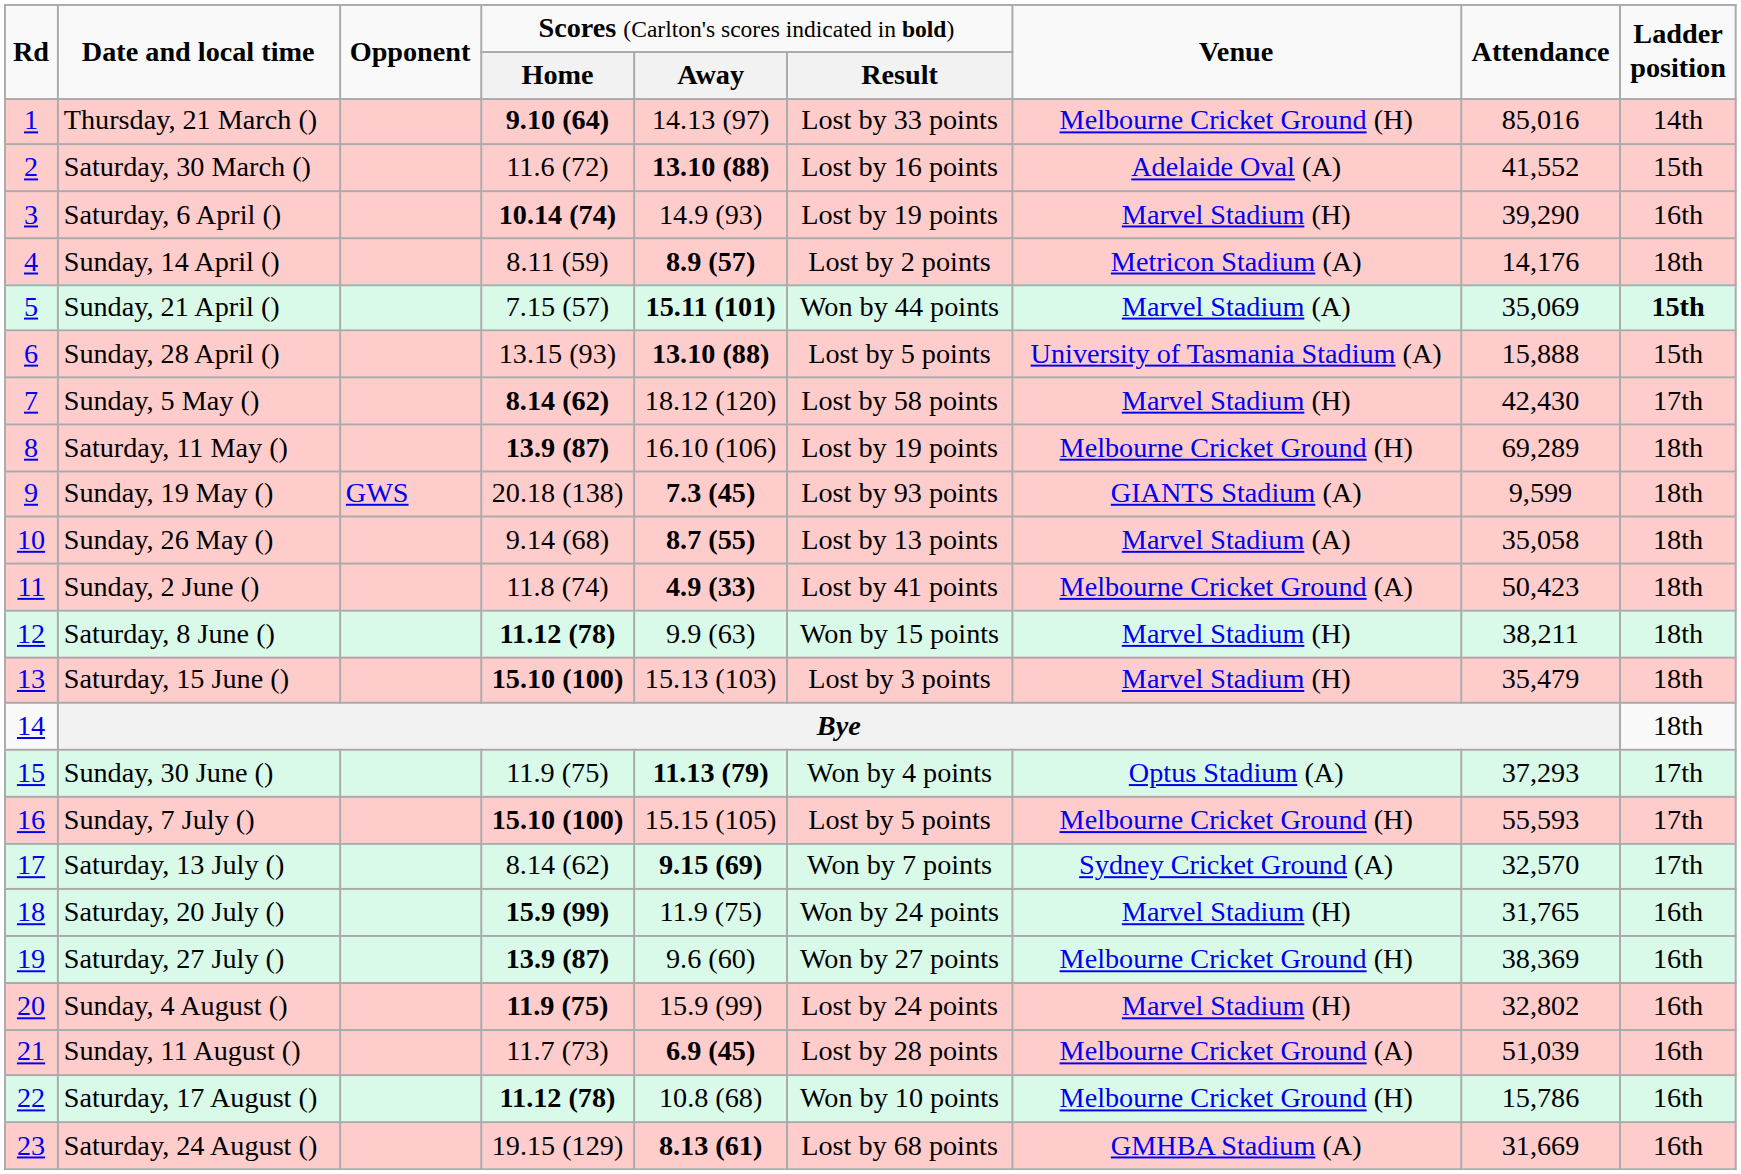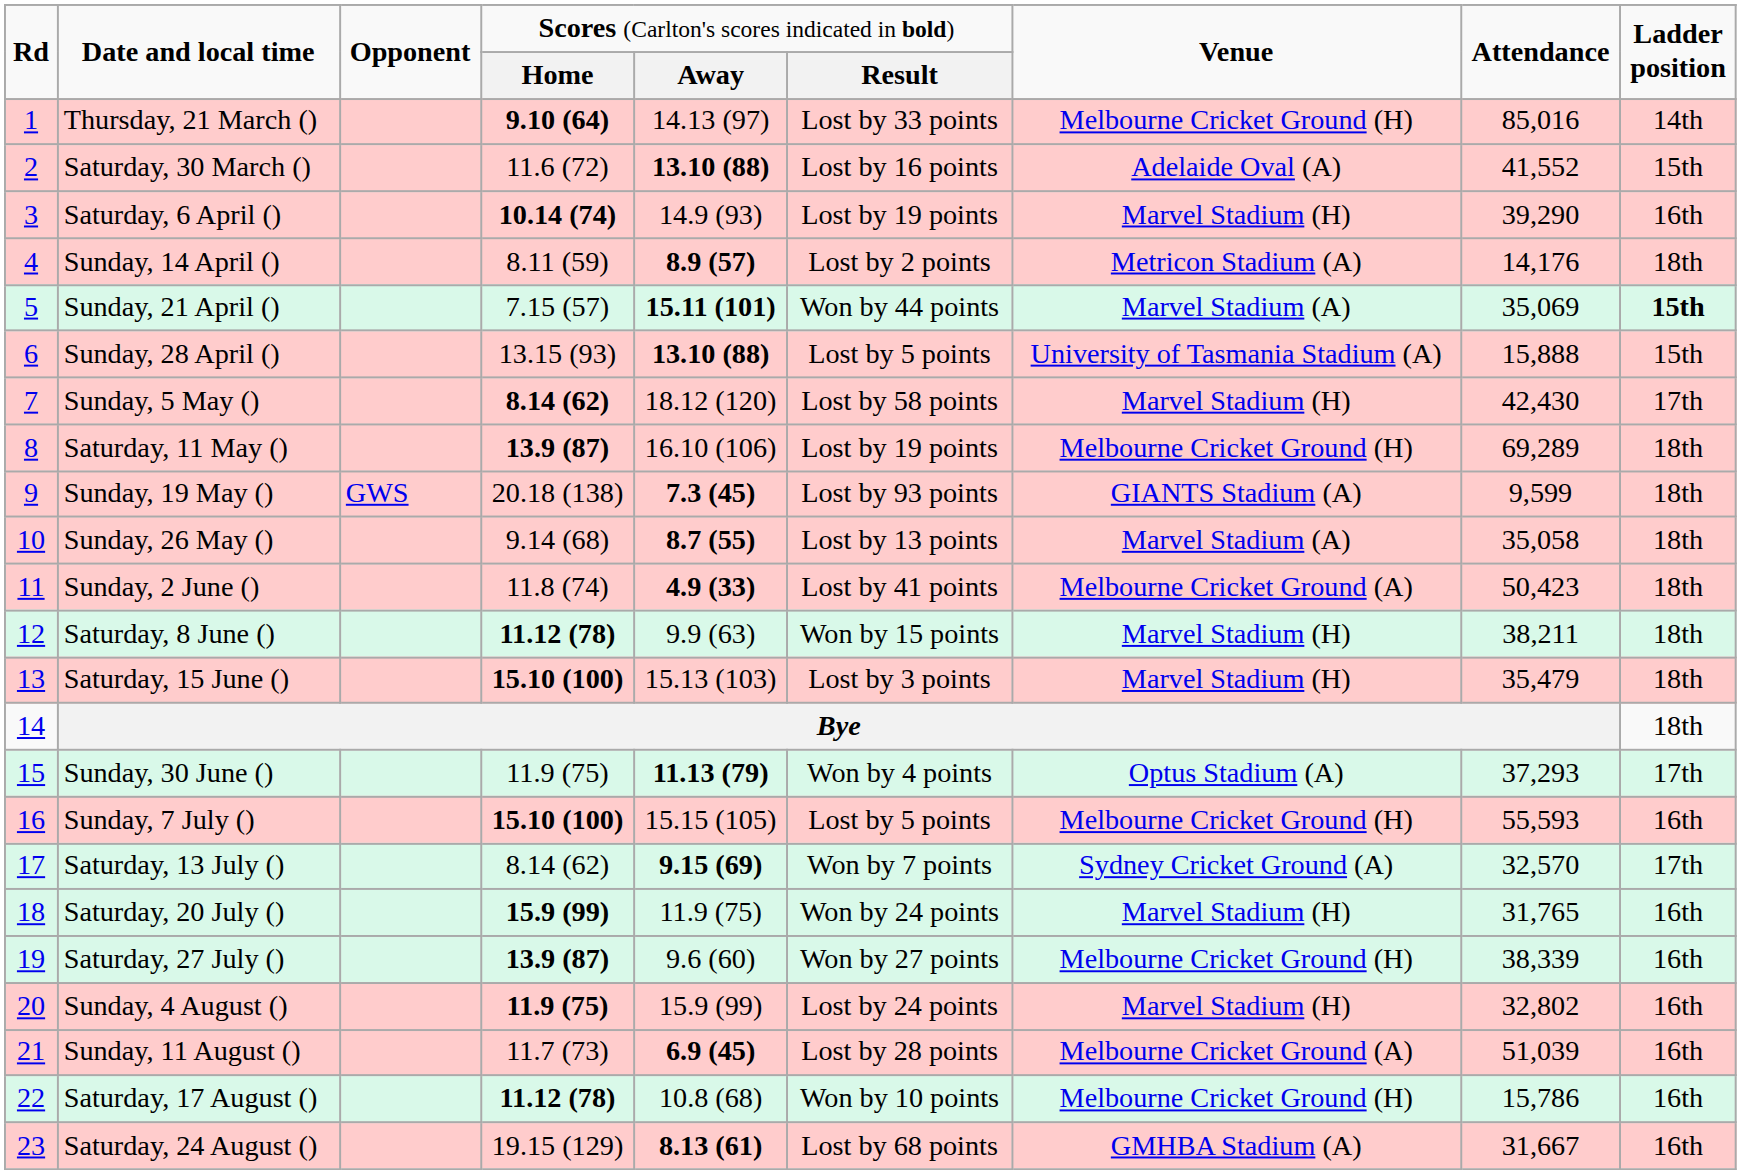(1678, 819) 17th -> (1678, 819) 16th
(1541, 959) 38,369 -> (1541, 959) 38,339
(1541, 1145) 31,669 -> (1541, 1145) 31,667
